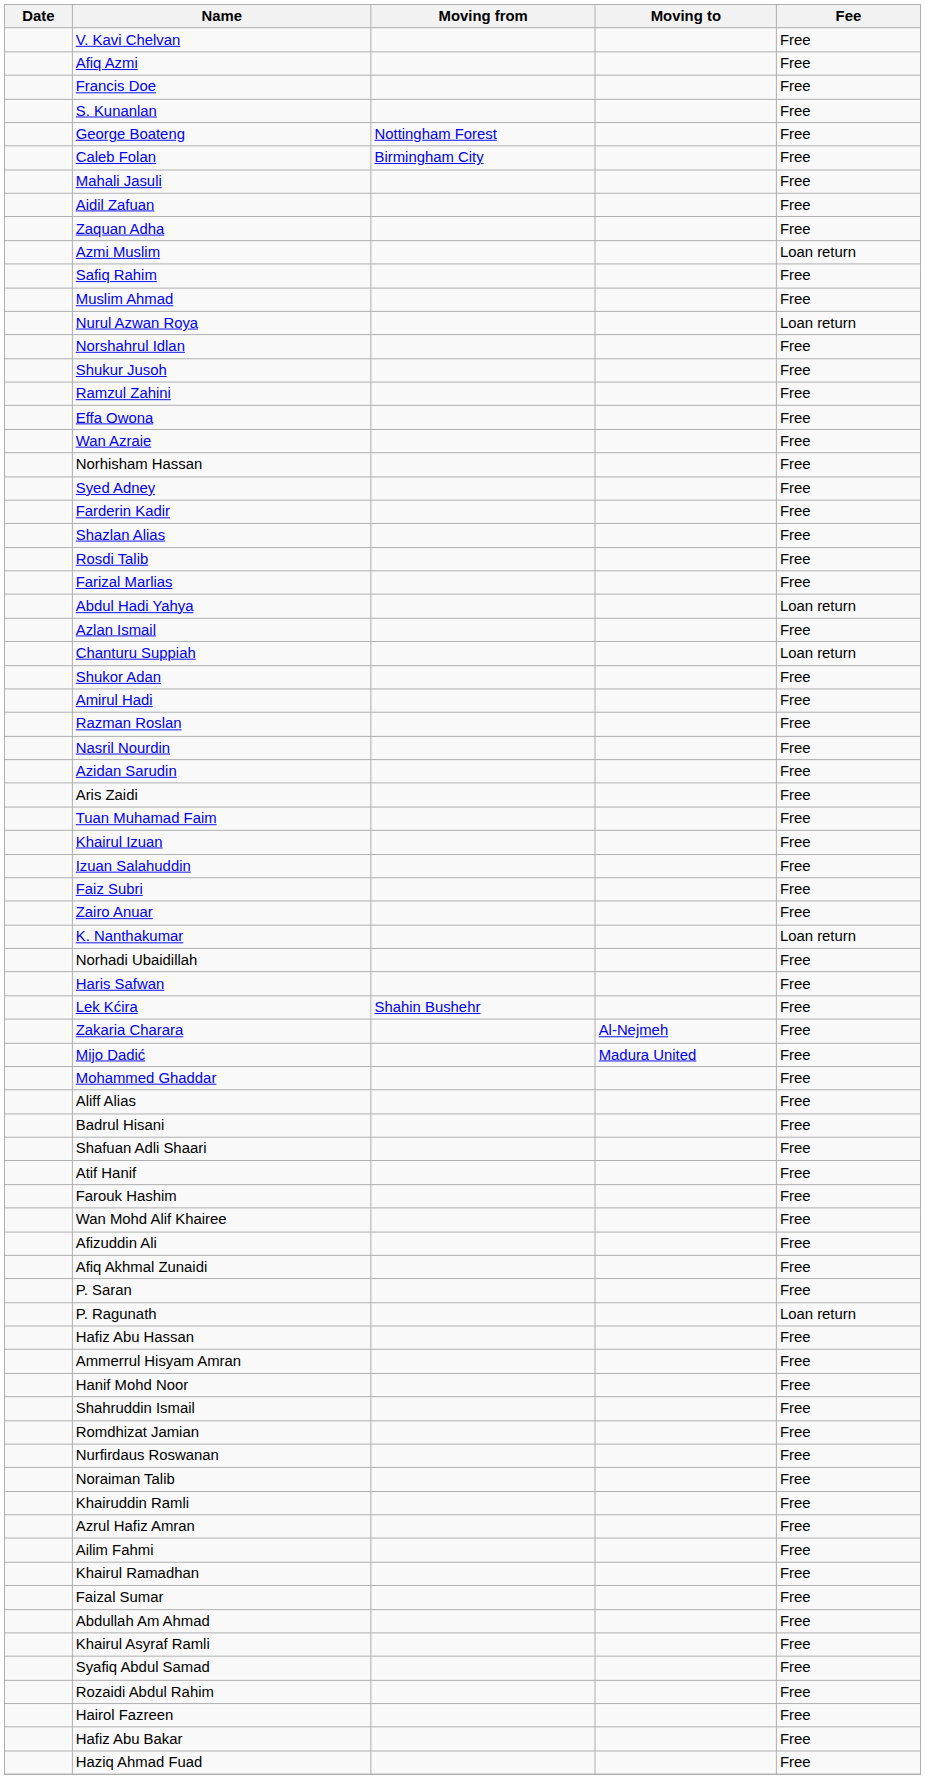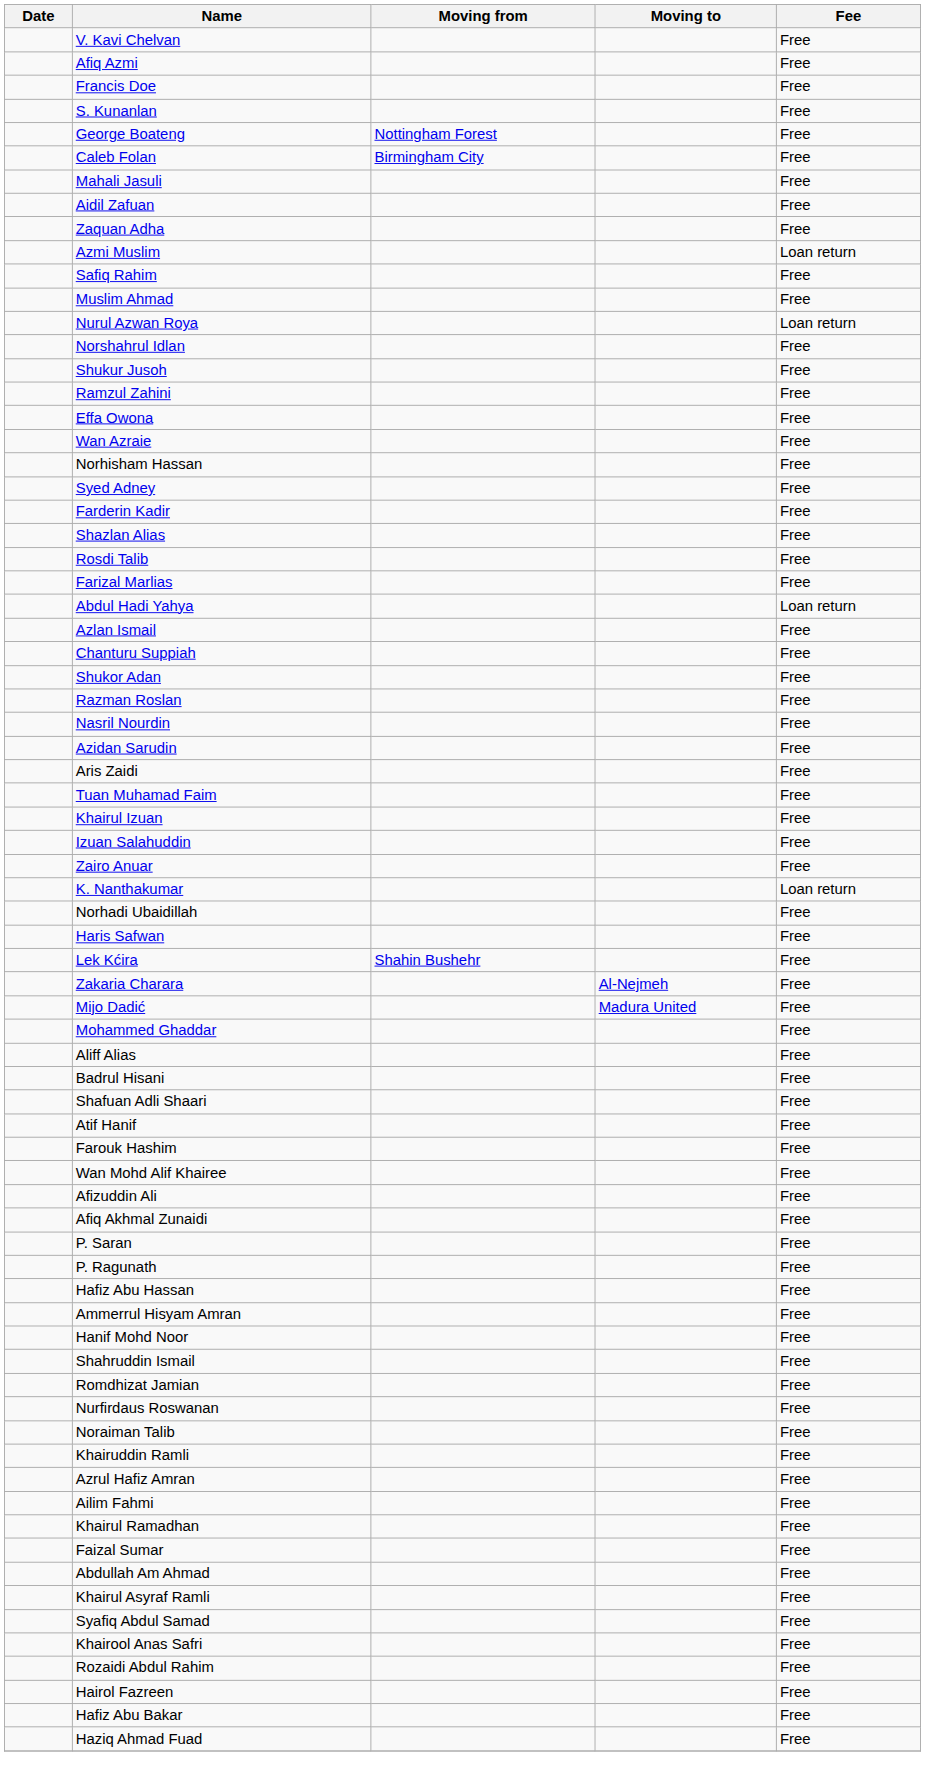(818, 653) Loan return -> (795, 653) Free
- row: (114, 700)
- row: (109, 889)
(818, 1314) Loan return -> (795, 1267) Free
+ row: (139, 1644)
